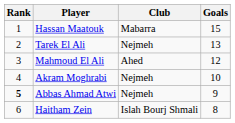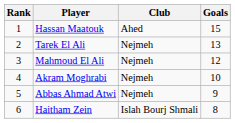(138, 28) Mabarra -> (132, 28) Ahed
(132, 61) Ahed -> (137, 61) Nejmeh
(19, 93) bold -> (19, 93) normal
